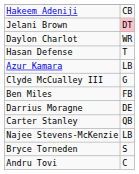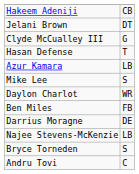(127, 25) pink background -> (127, 25) no background
rows swapped: (42, 39) <-> (55, 80)
+ row: (27, 80)
- row: (42, 121)
